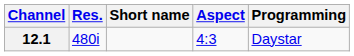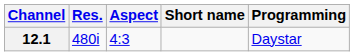columns swapped: (221, 16) <-> (149, 16)
